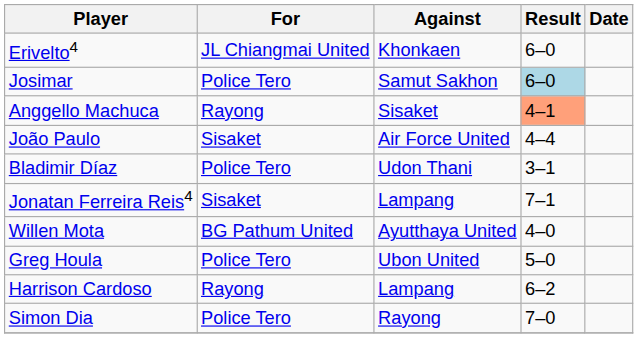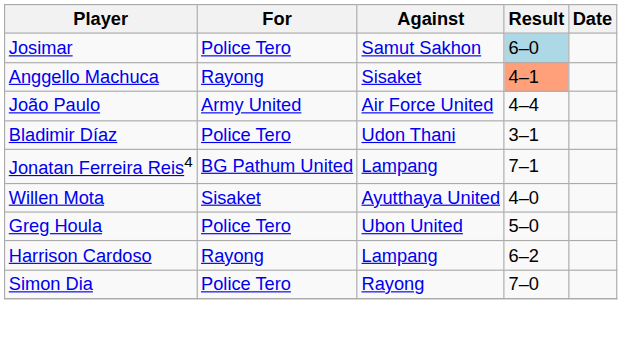- row: (43, 50)
(231, 139) Sisaket -> (251, 105) Army United
(231, 199) Sisaket -> (277, 166) BG Pathum United
(277, 231) BG Pathum United -> (231, 197) Sisaket
